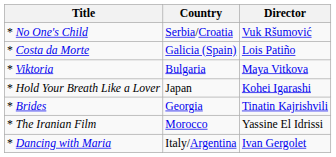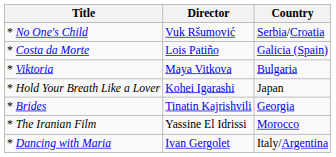columns swapped: (285, 13) <-> (201, 13)
